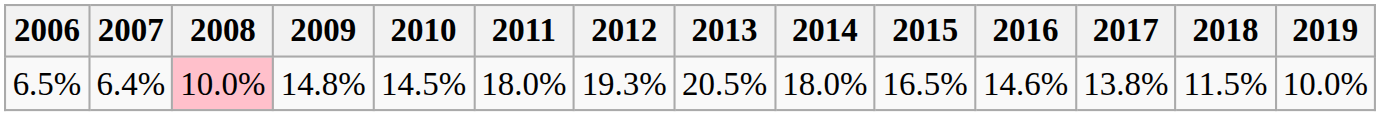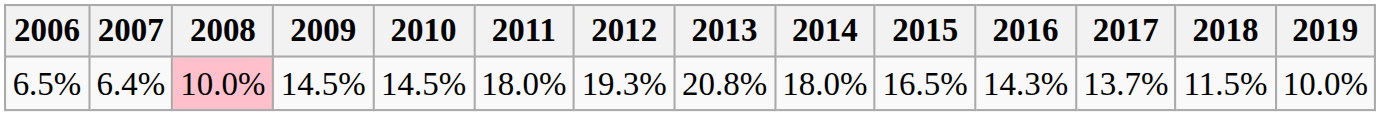(323, 82) 14.8% -> (323, 82) 14.5%
(725, 82) 20.5% -> (725, 82) 20.8%
(1026, 82) 14.6% -> (1026, 82) 14.3%
(1126, 82) 13.8% -> (1126, 82) 13.7%
